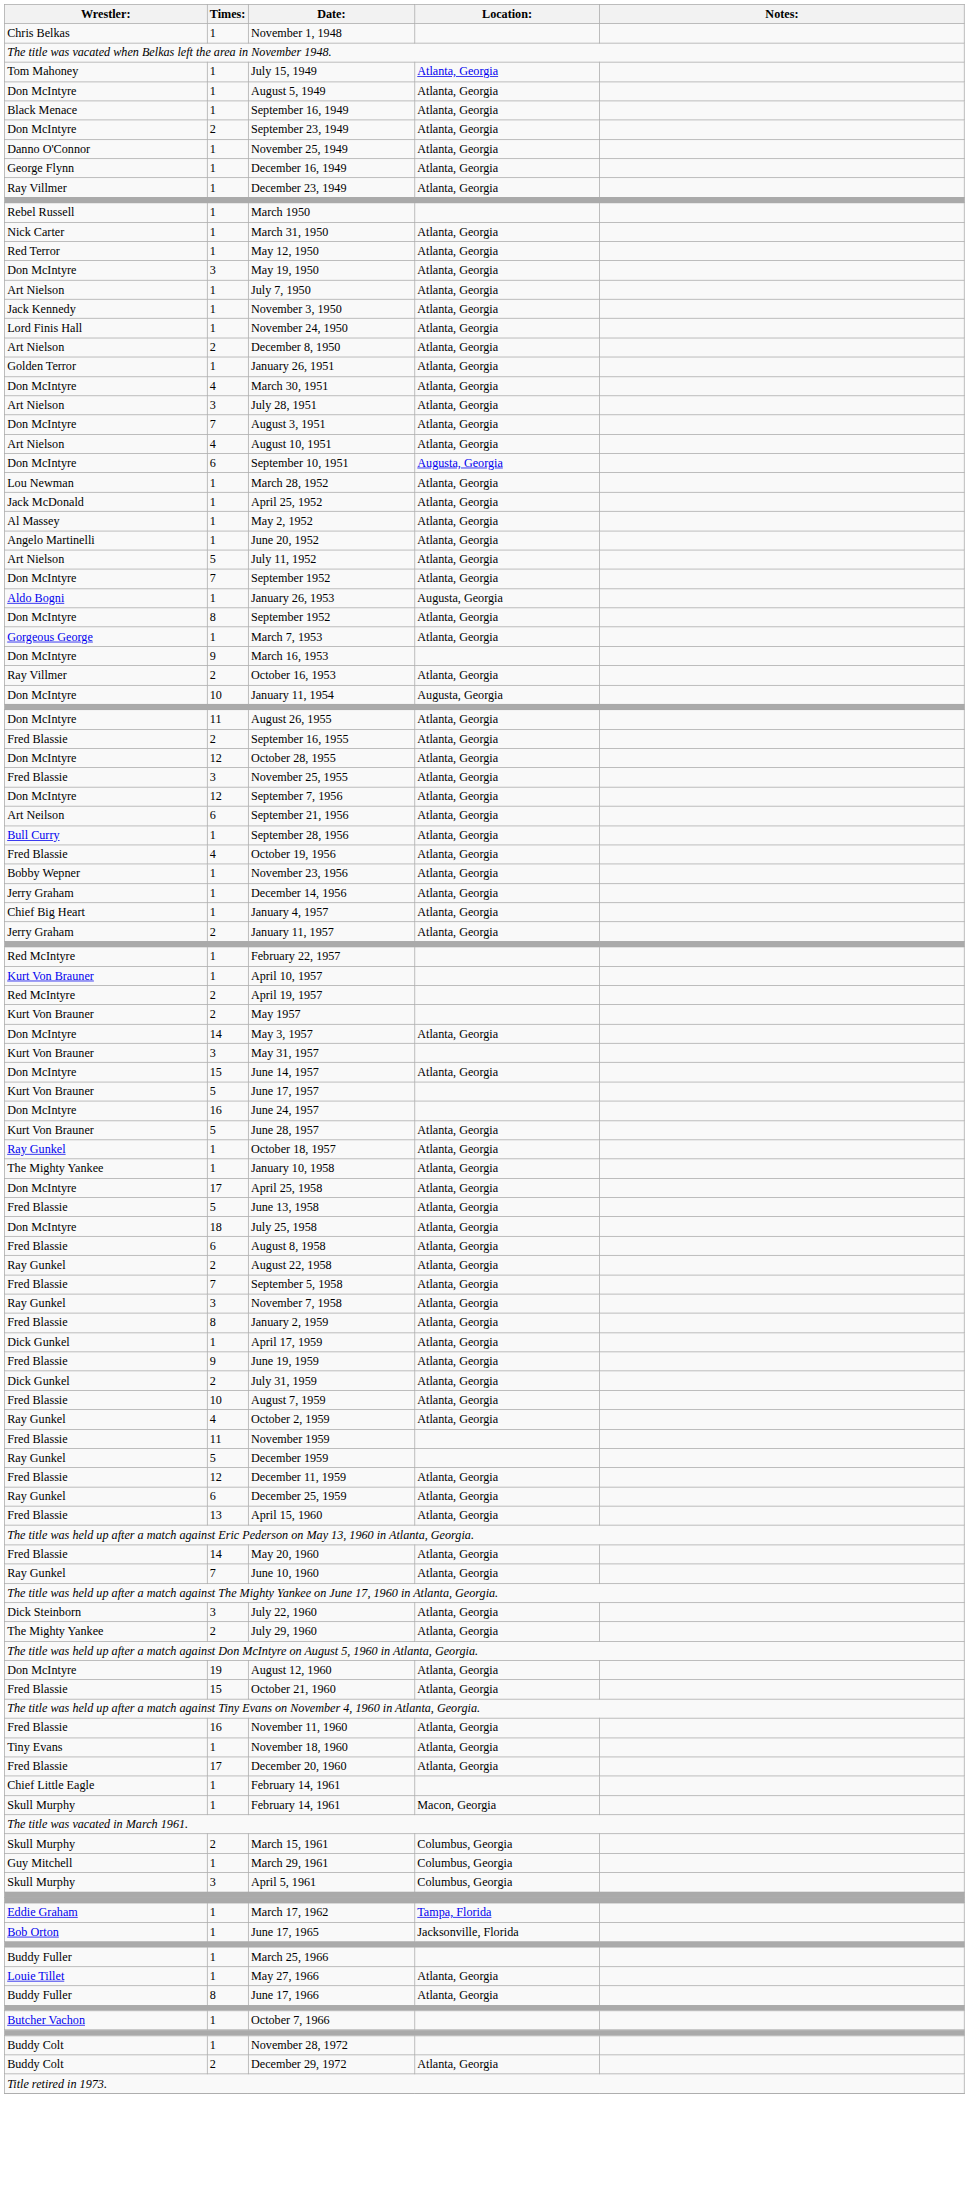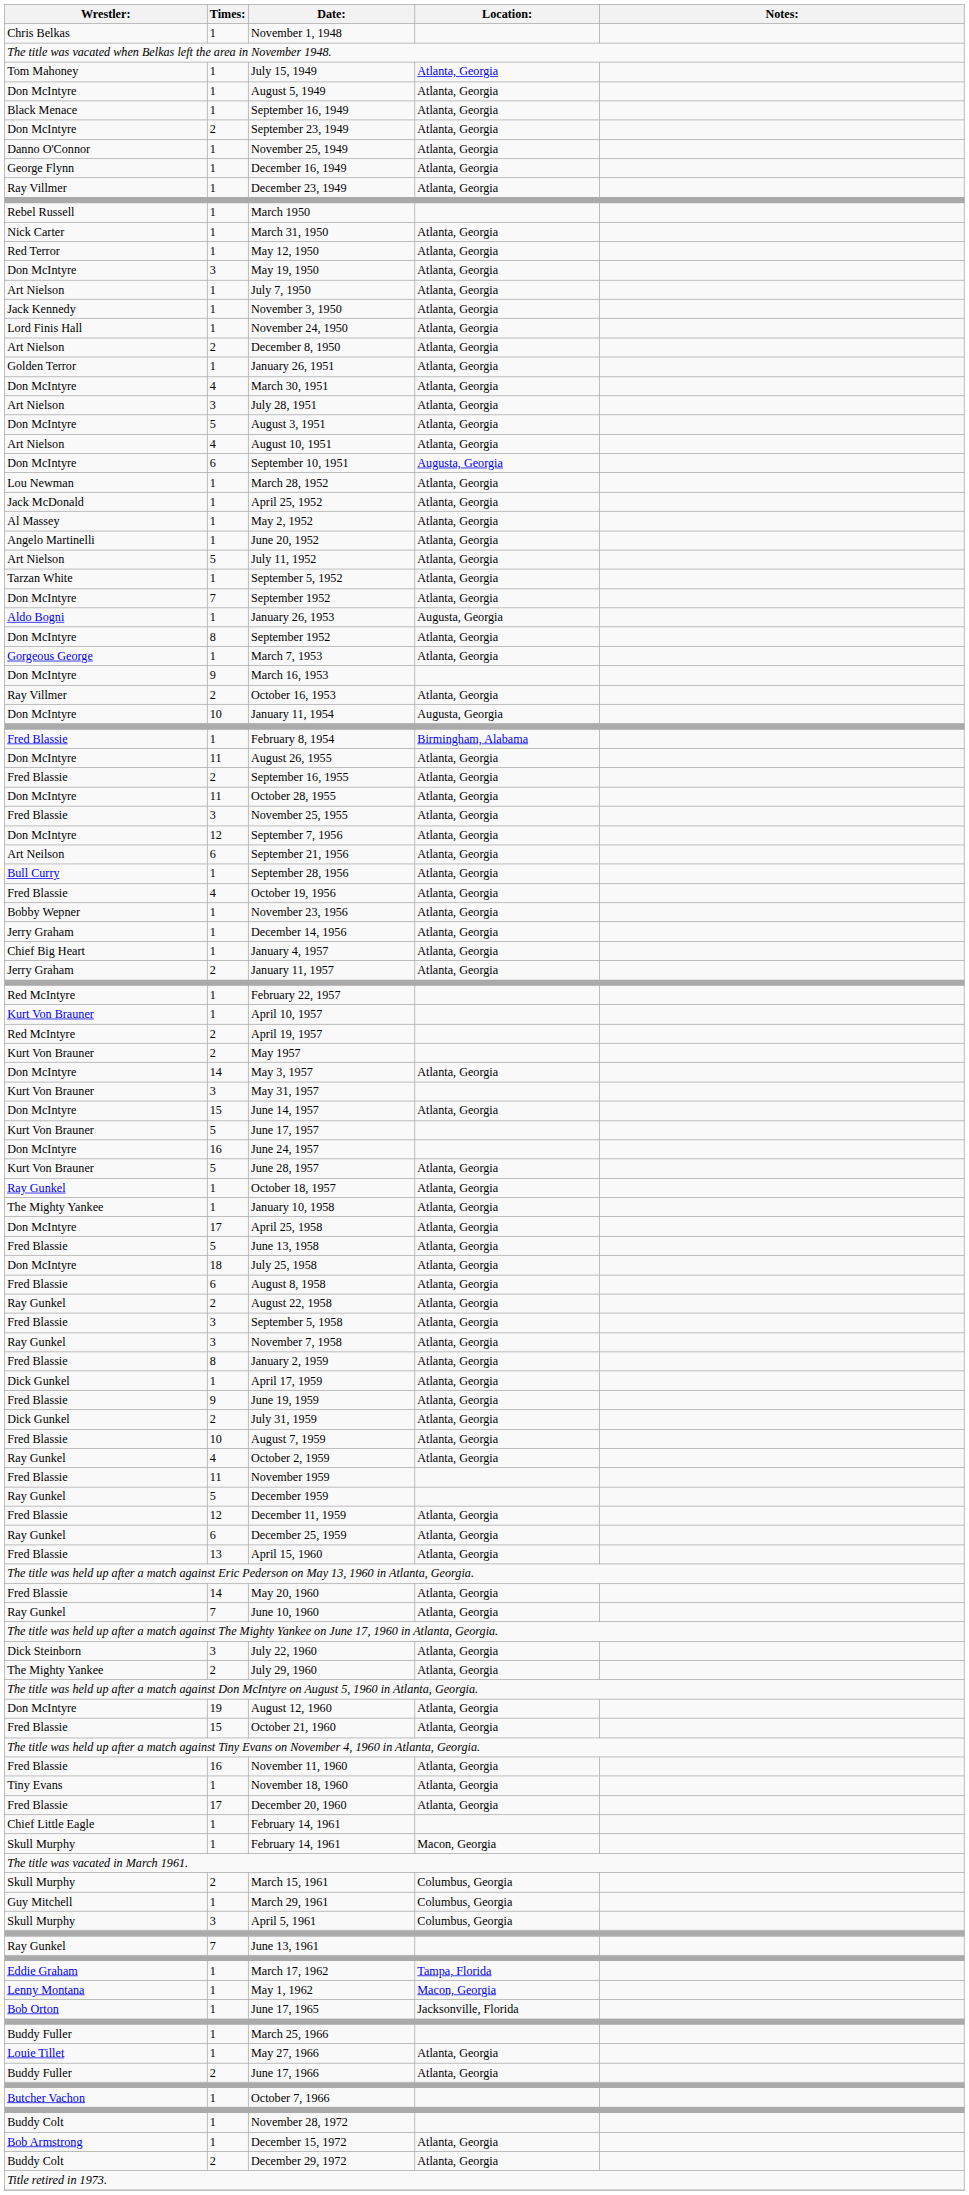(213, 424) 7 -> (213, 424) 5
+ row: (40, 579)
+ row: (37, 738)
(216, 758) 12 -> (216, 796) 11
(213, 1284) 7 -> (213, 1323) 3
+ row: (36, 1945)
+ row: (46, 1989)
(213, 1995) 8 -> (213, 2072) 2
+ row: (45, 2141)
